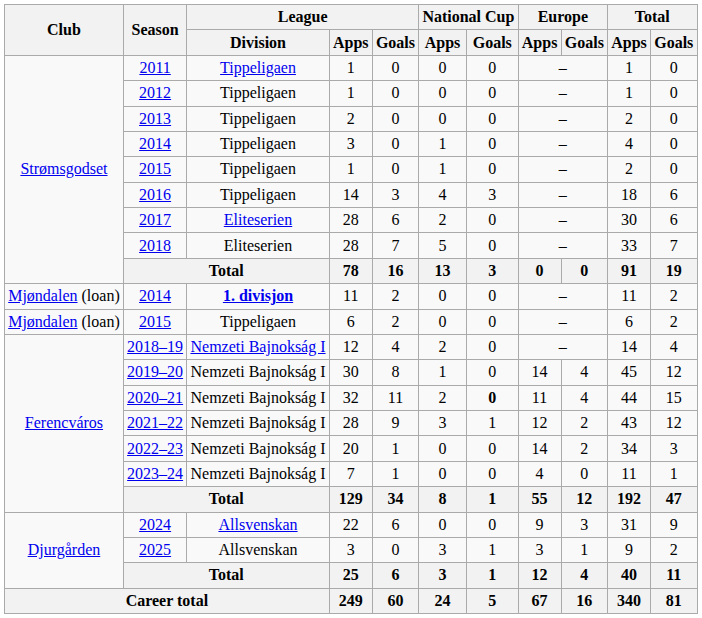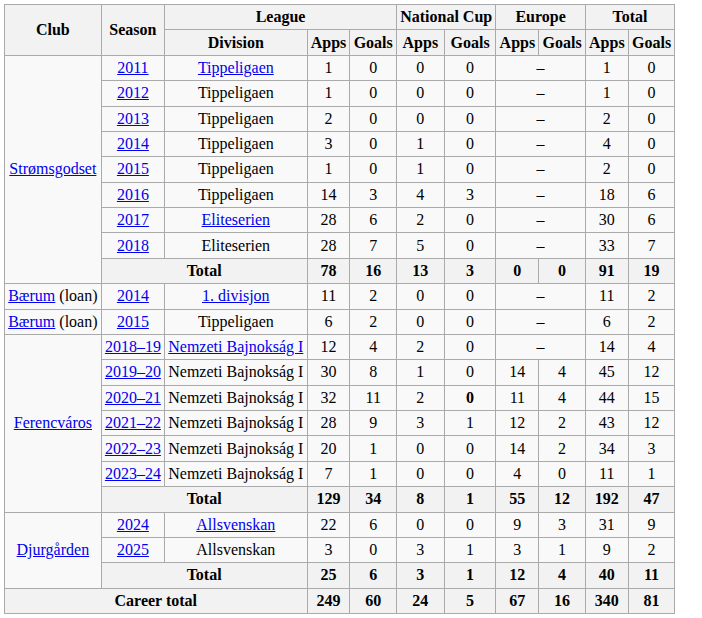(64, 296) Mjøndalen (loan) -> (53, 296) Bærum (loan)
(258, 296) bold -> (236, 296) normal
(64, 321) Mjøndalen (loan) -> (53, 321) Bærum (loan)
